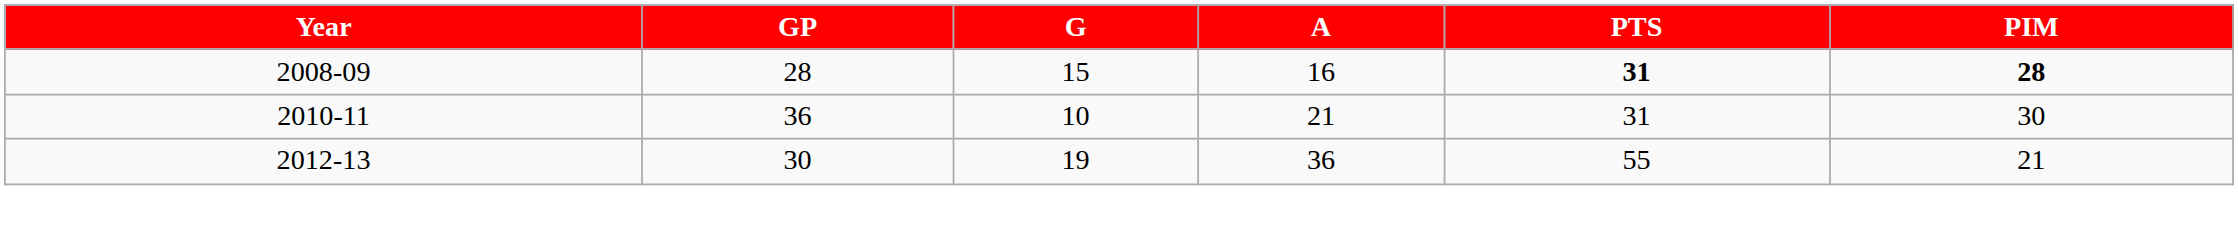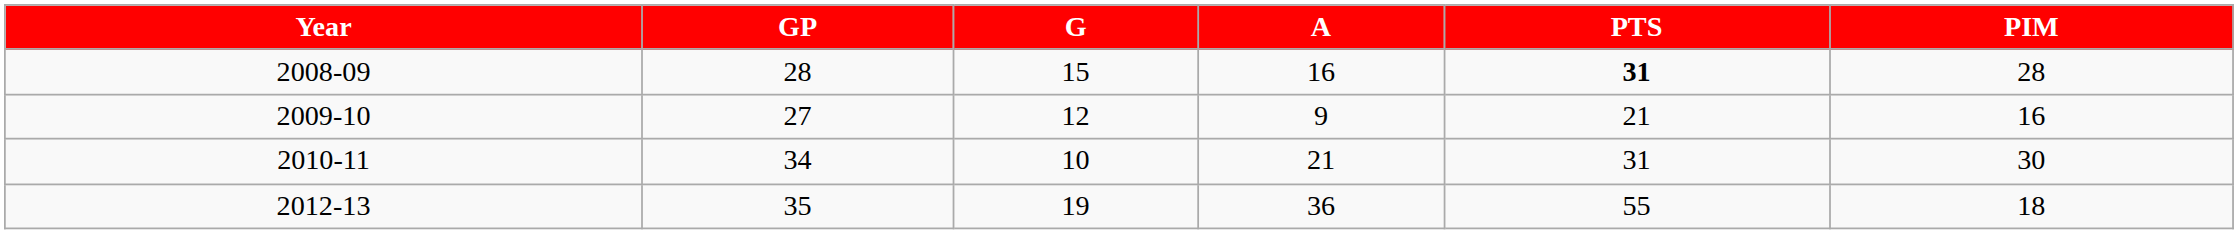(2031, 71) bold -> (2031, 71) normal
+ row: (324, 116)
(798, 116) 36 -> (798, 160) 34
(798, 160) 30 -> (798, 205) 35
(2031, 160) 21 -> (2031, 205) 18
